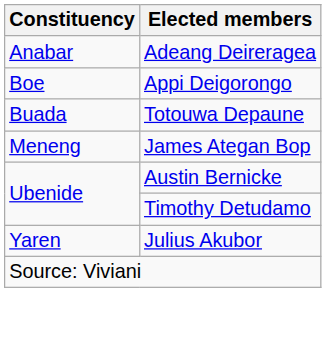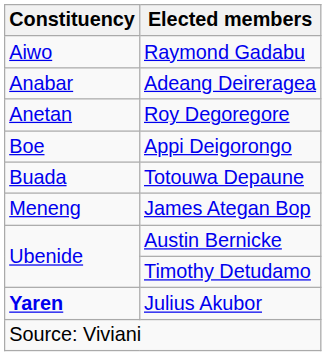+ row: (225, 51)
+ row: (217, 114)
(35, 240) normal -> (36, 303) bold
